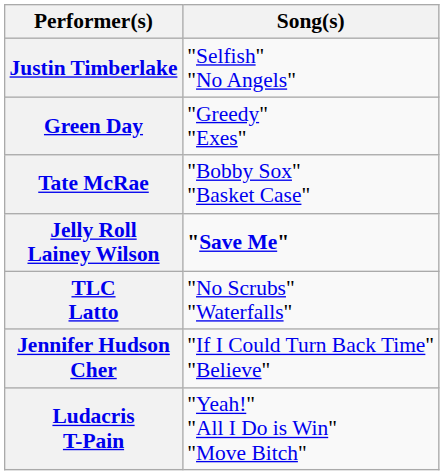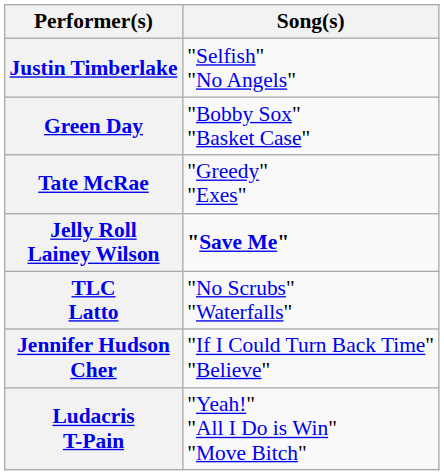(228, 125) "Greedy" "Exes" -> (249, 125) "Bobby Sox" "Basket Case"
(249, 183) "Bobby Sox" "Basket Case" -> (228, 183) "Greedy" "Exes"
